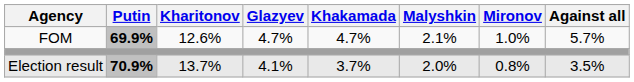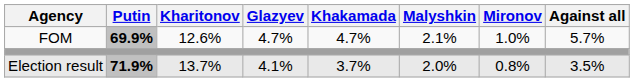(131, 66) 70.9% -> (131, 66) 71.9%
